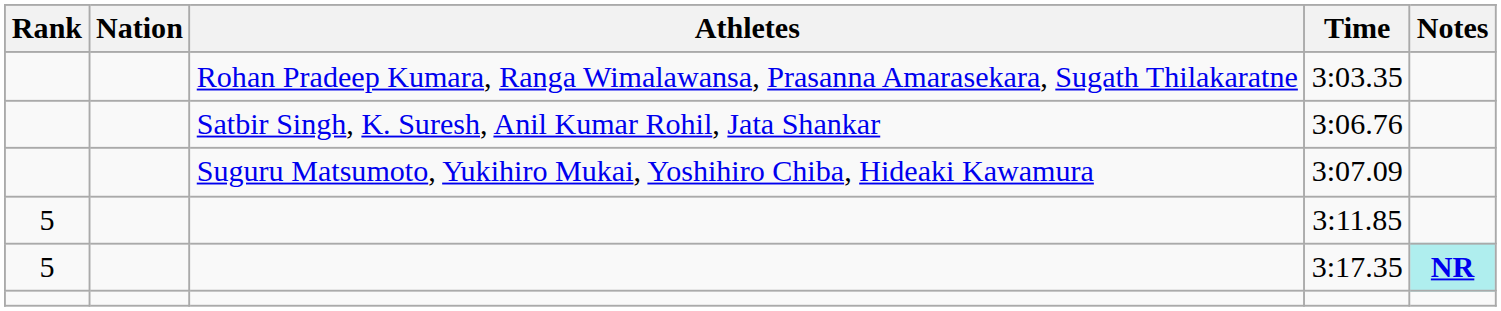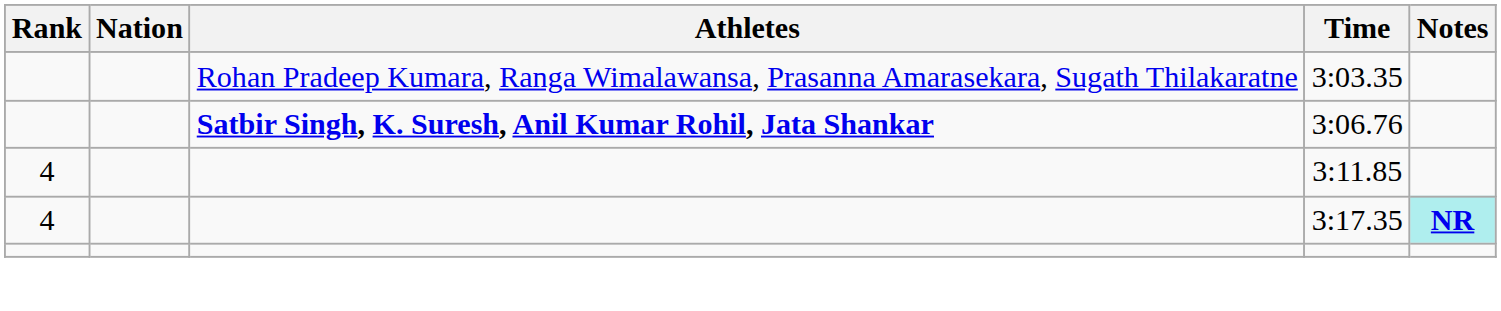(538, 123) normal -> (565, 123) bold
- row: (1357, 171)
(47, 219) 5 -> (47, 171) 4
(47, 266) 5 -> (47, 219) 4
